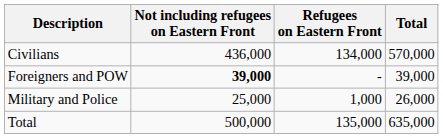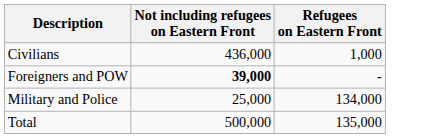- column: (412, 23)
(359, 54) 134,000 -> (366, 54) 1,000
(366, 99) 1,000 -> (359, 99) 134,000
